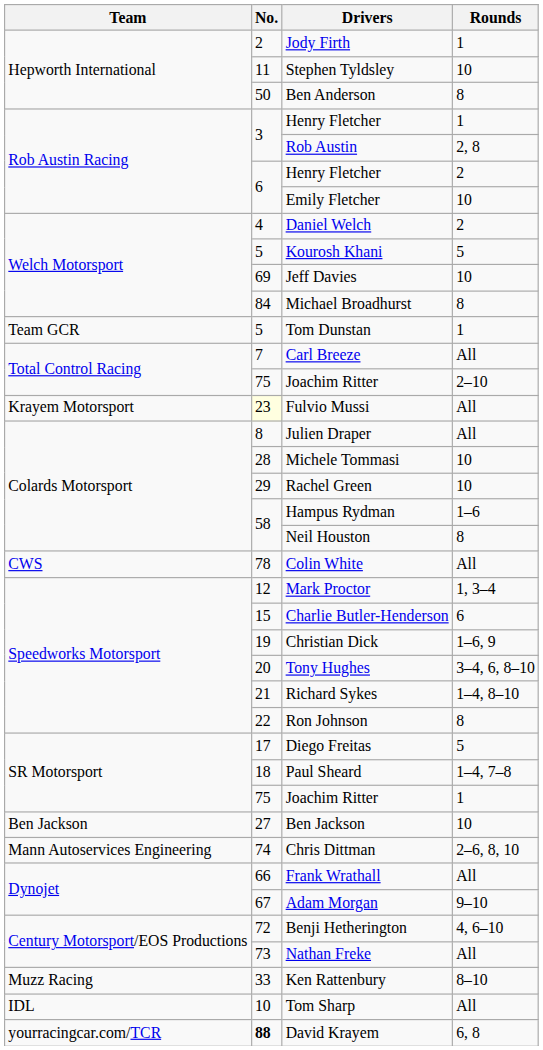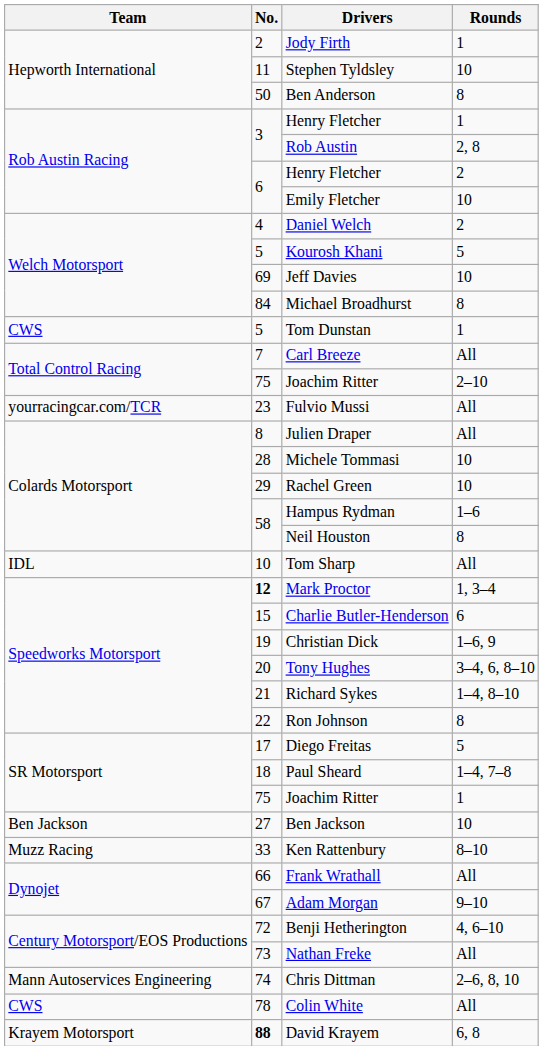(44, 329) Team GCR -> (25, 329) CWS
(71, 407) Krayem Motorsport -> (85, 407) yourracingcar.com/TCR
(263, 407) lightyellow background -> (263, 407) no background
rows swapped: (320, 1006) <-> (324, 563)
(263, 589) normal -> (263, 589) bold
rows swapped: (336, 980) <-> (331, 849)
(85, 1032) yourracingcar.com/TCR -> (71, 1032) Krayem Motorsport
